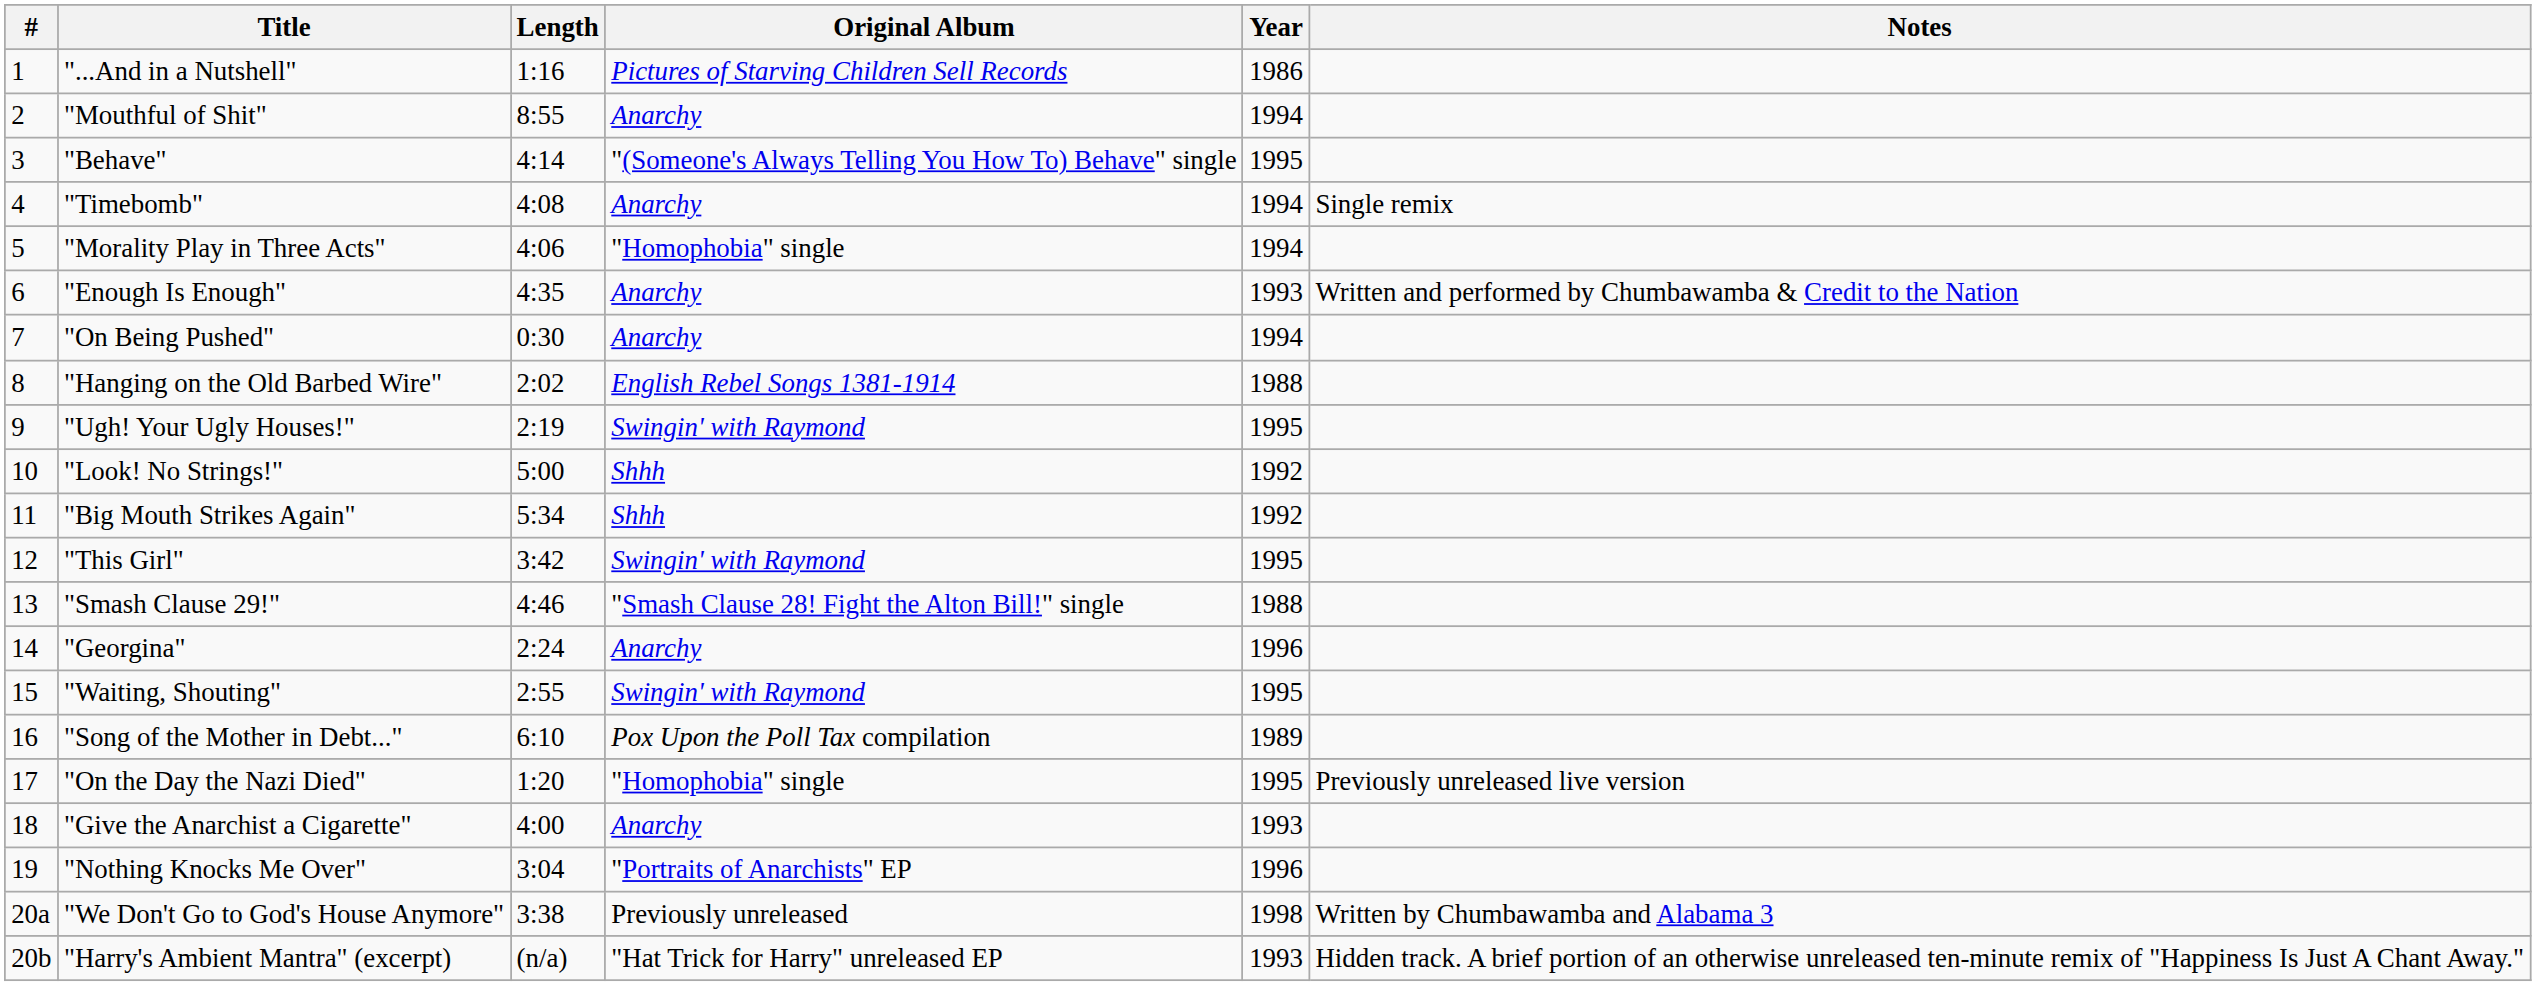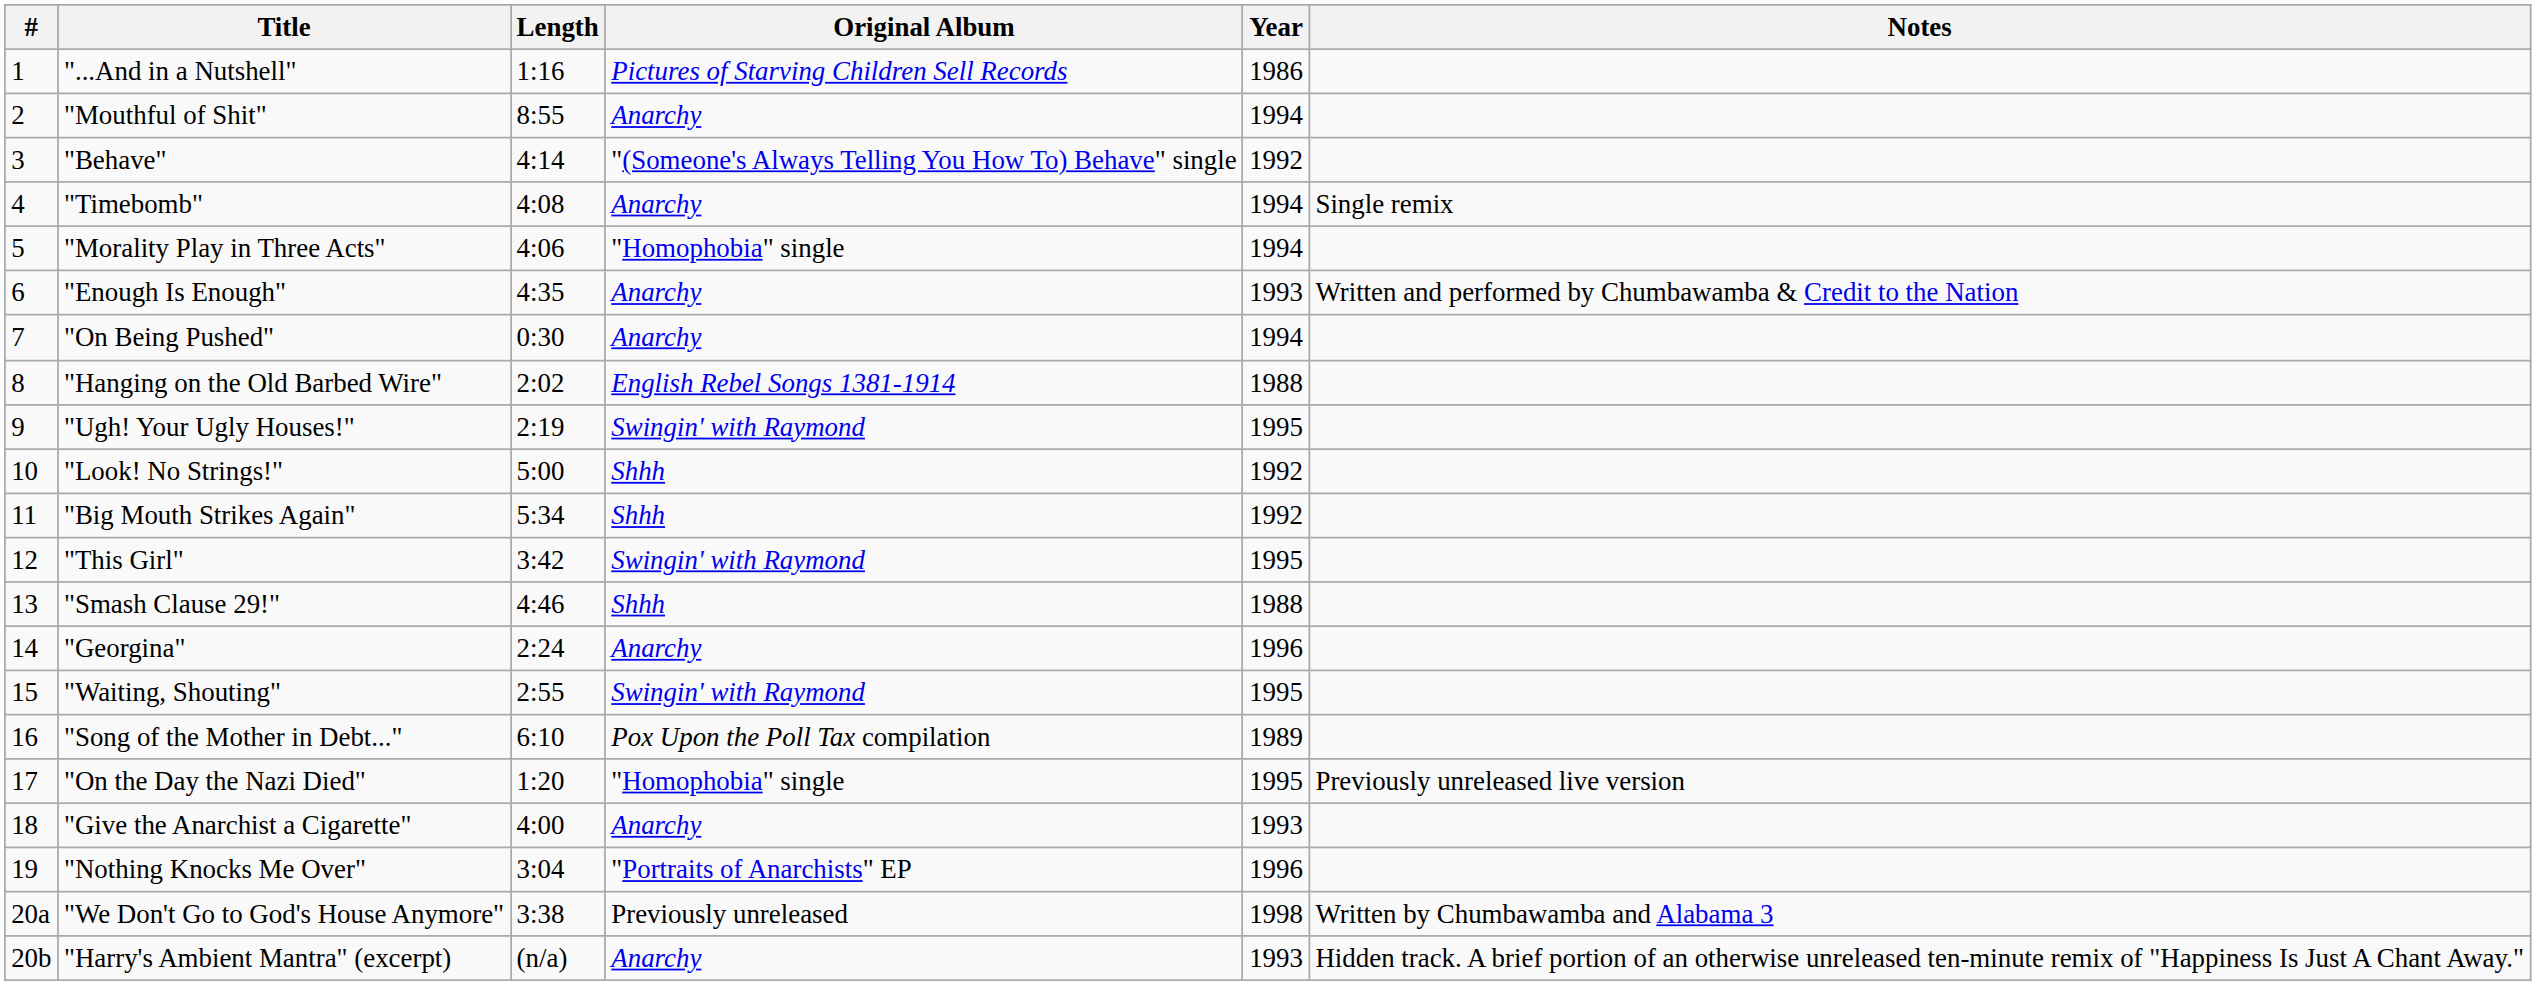(1276, 159) 1995 -> (1276, 159) 1992
(868, 603) "Smash Clause 28! Fight the Alton Bill!" single -> (638, 603) Shhh
(807, 958) "Hat Trick for Harry" unreleased EP -> (656, 958) Anarchy
